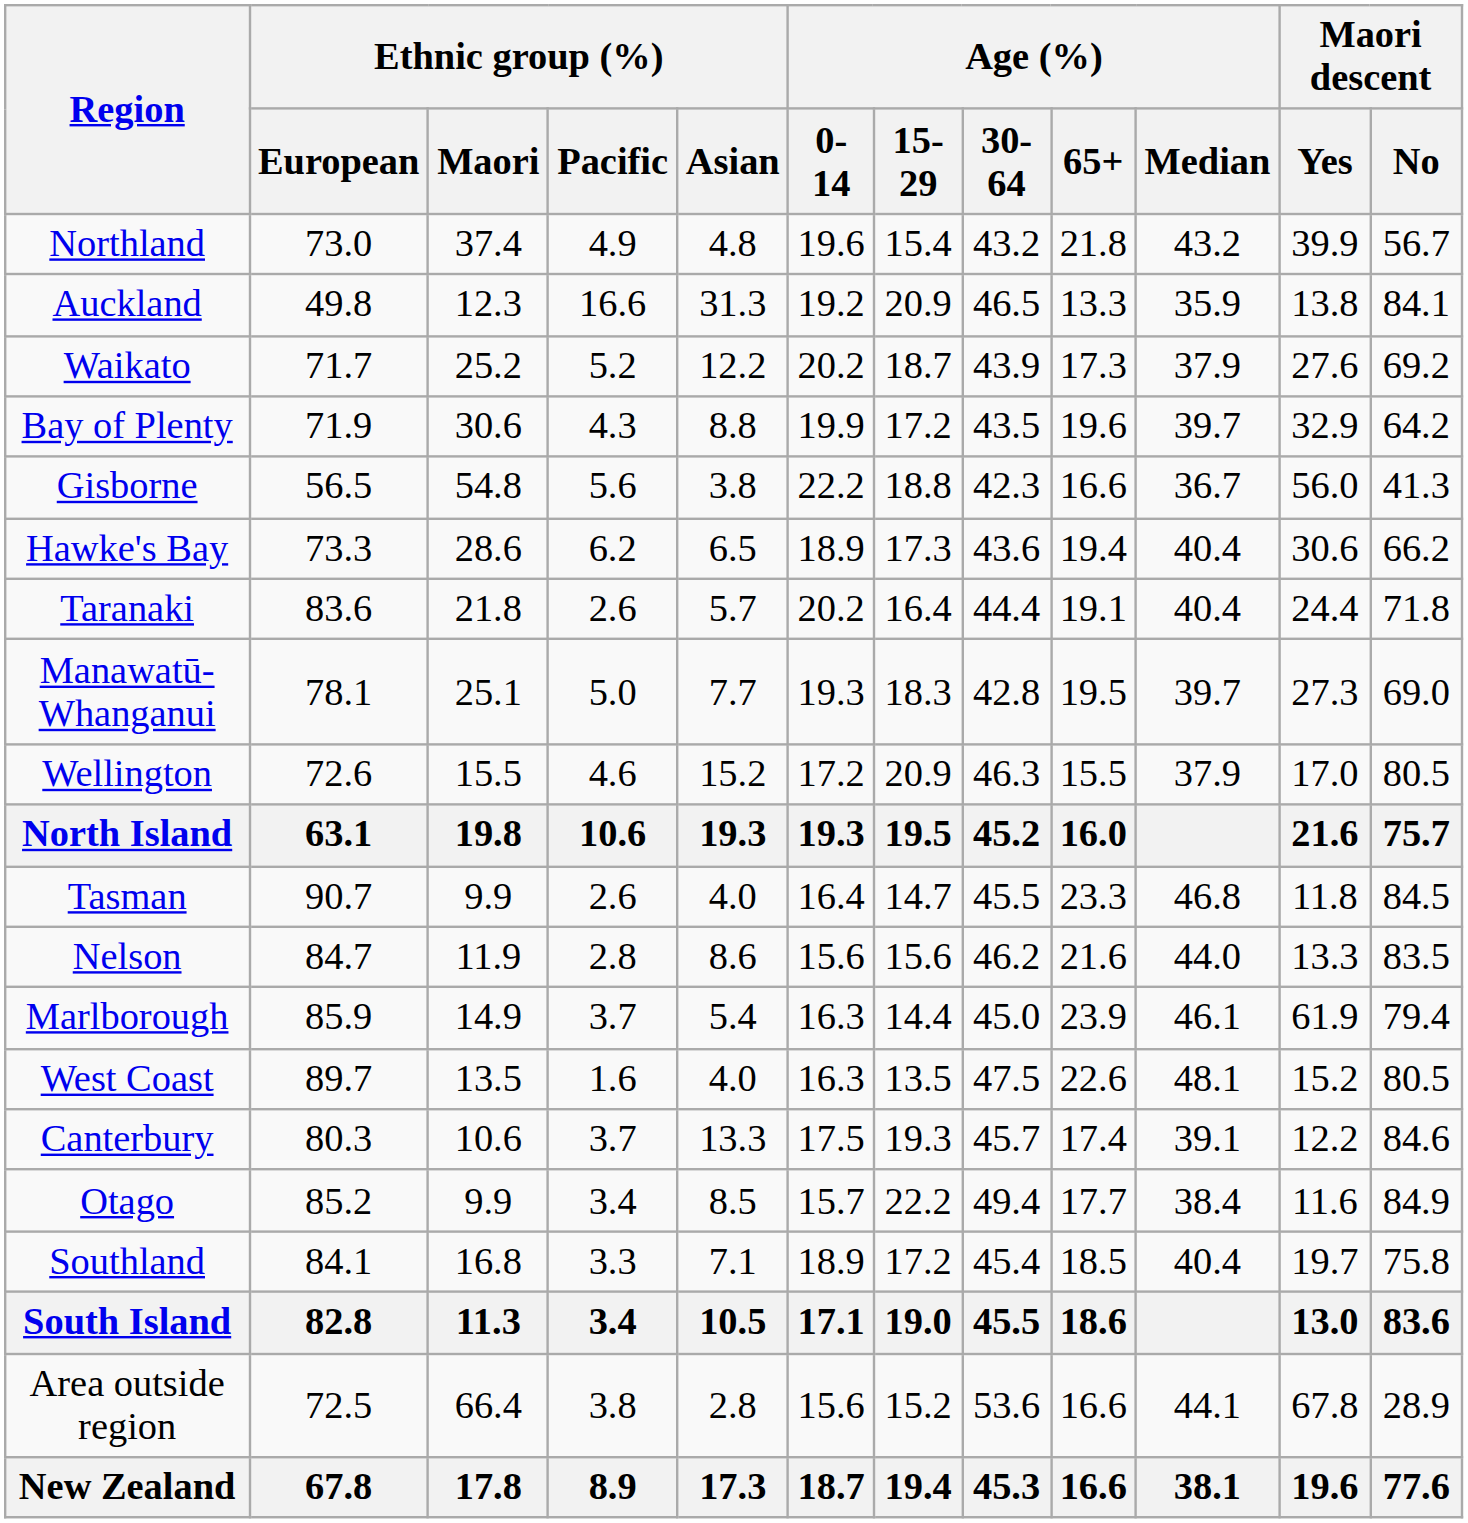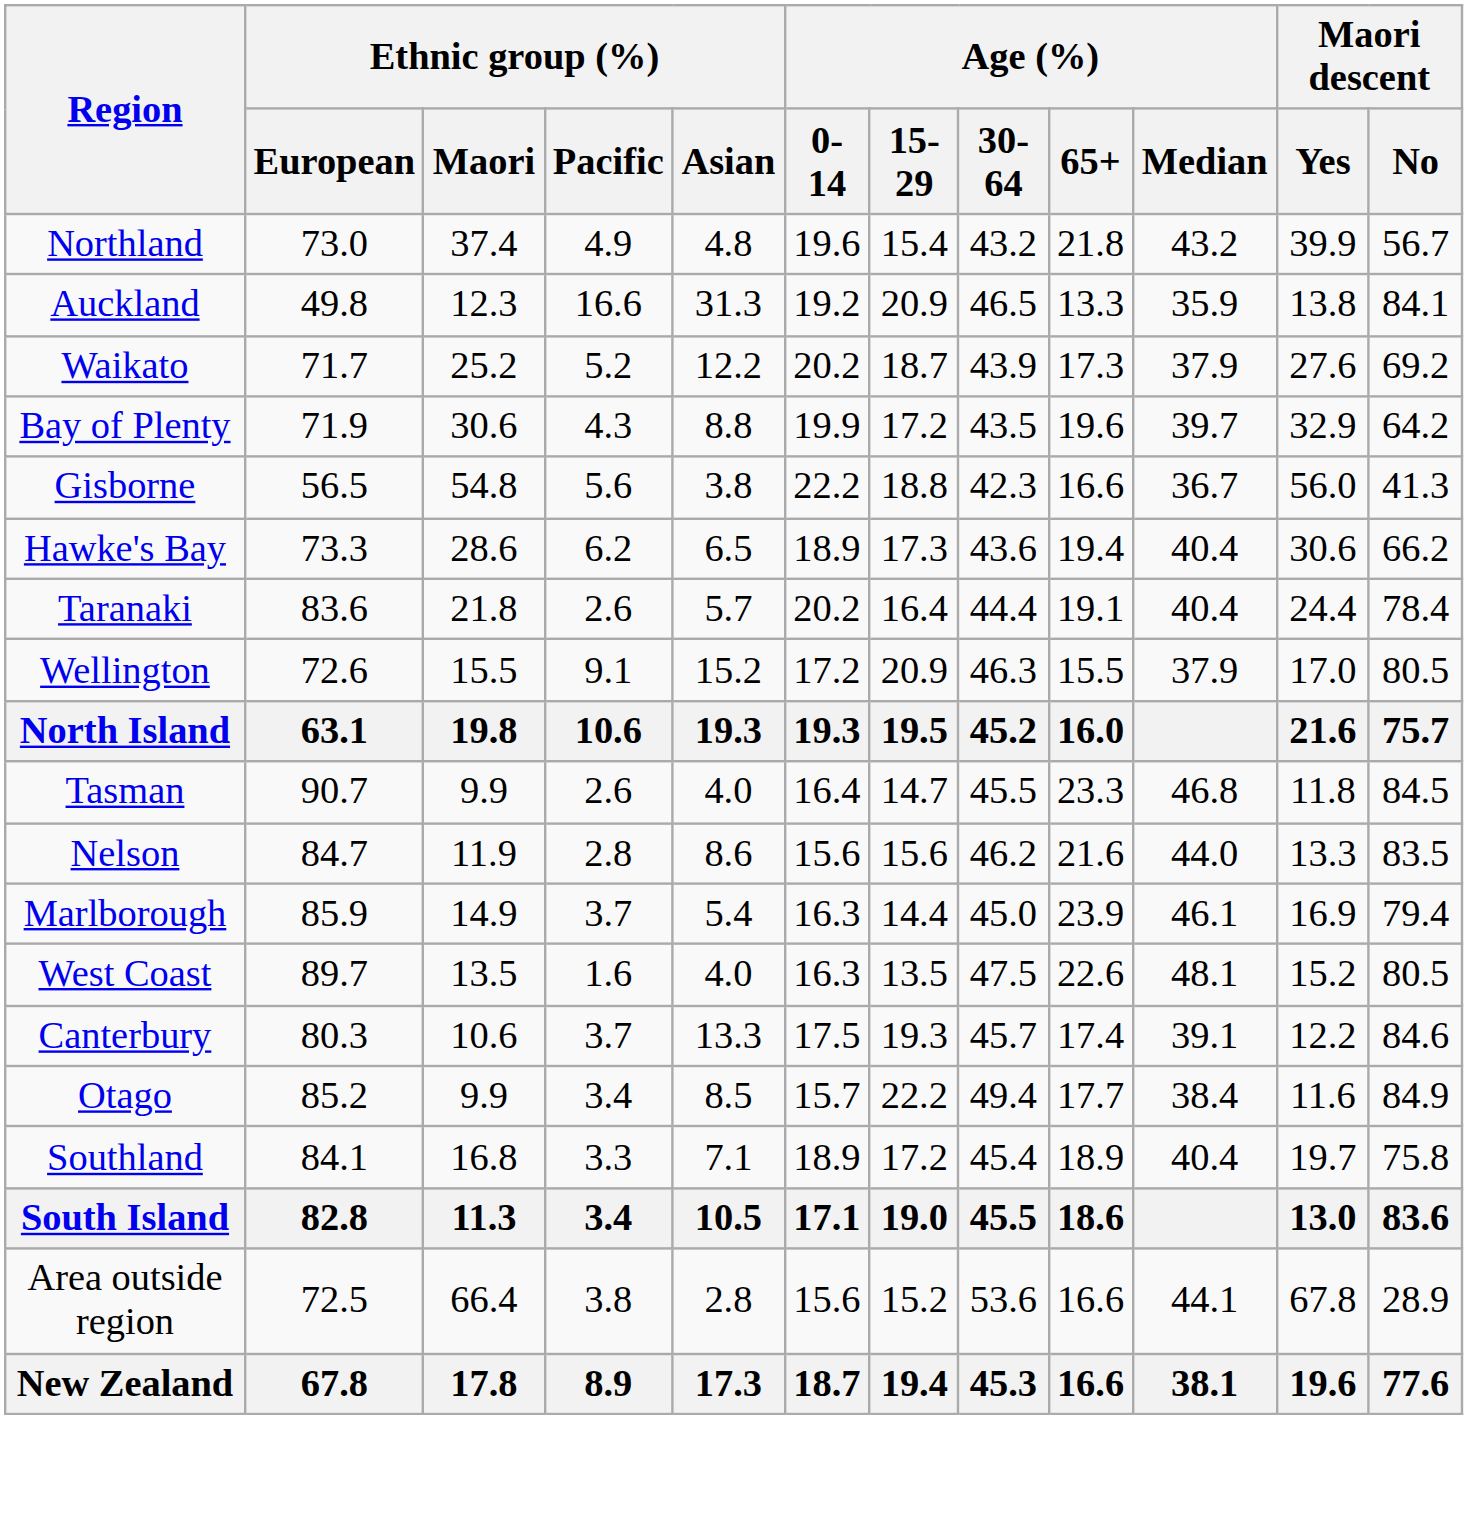(1416, 608) 71.8 -> (1416, 608) 78.4
- row: (127, 691)
(613, 773) 4.6 -> (608, 669) 9.1
(1325, 1017) 61.9 -> (1323, 913) 16.9
(1093, 1260) 18.5 -> (1090, 1156) 18.9
